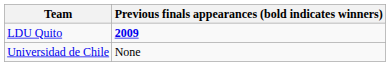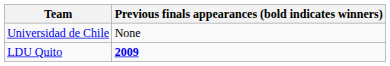rows swapped: (35, 33) <-> (58, 52)
